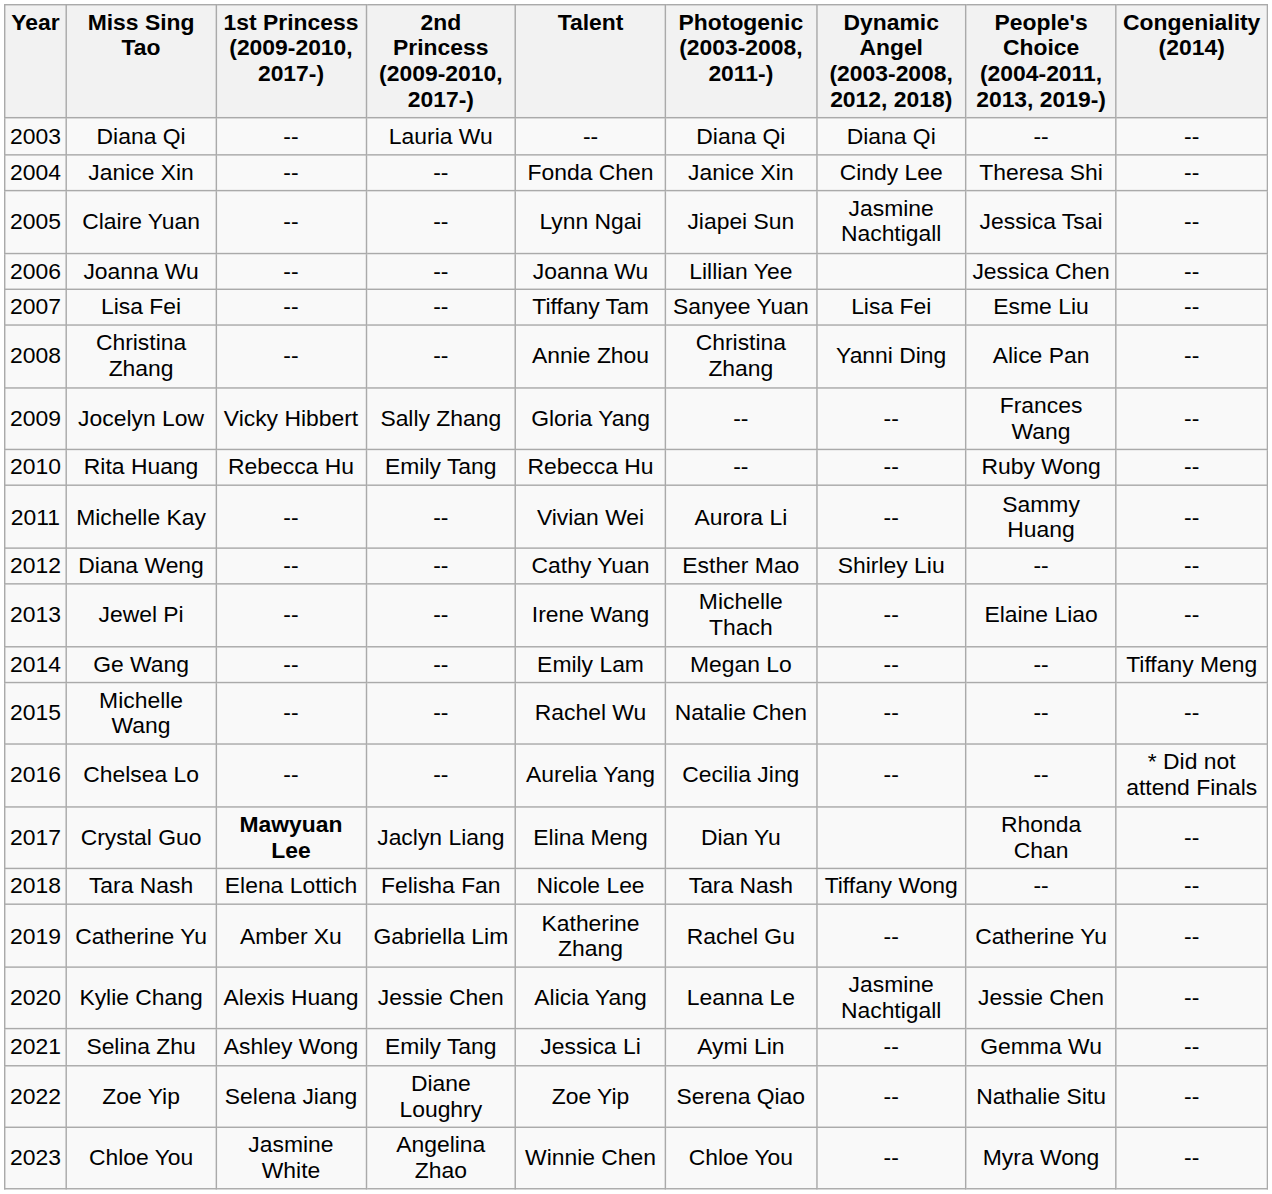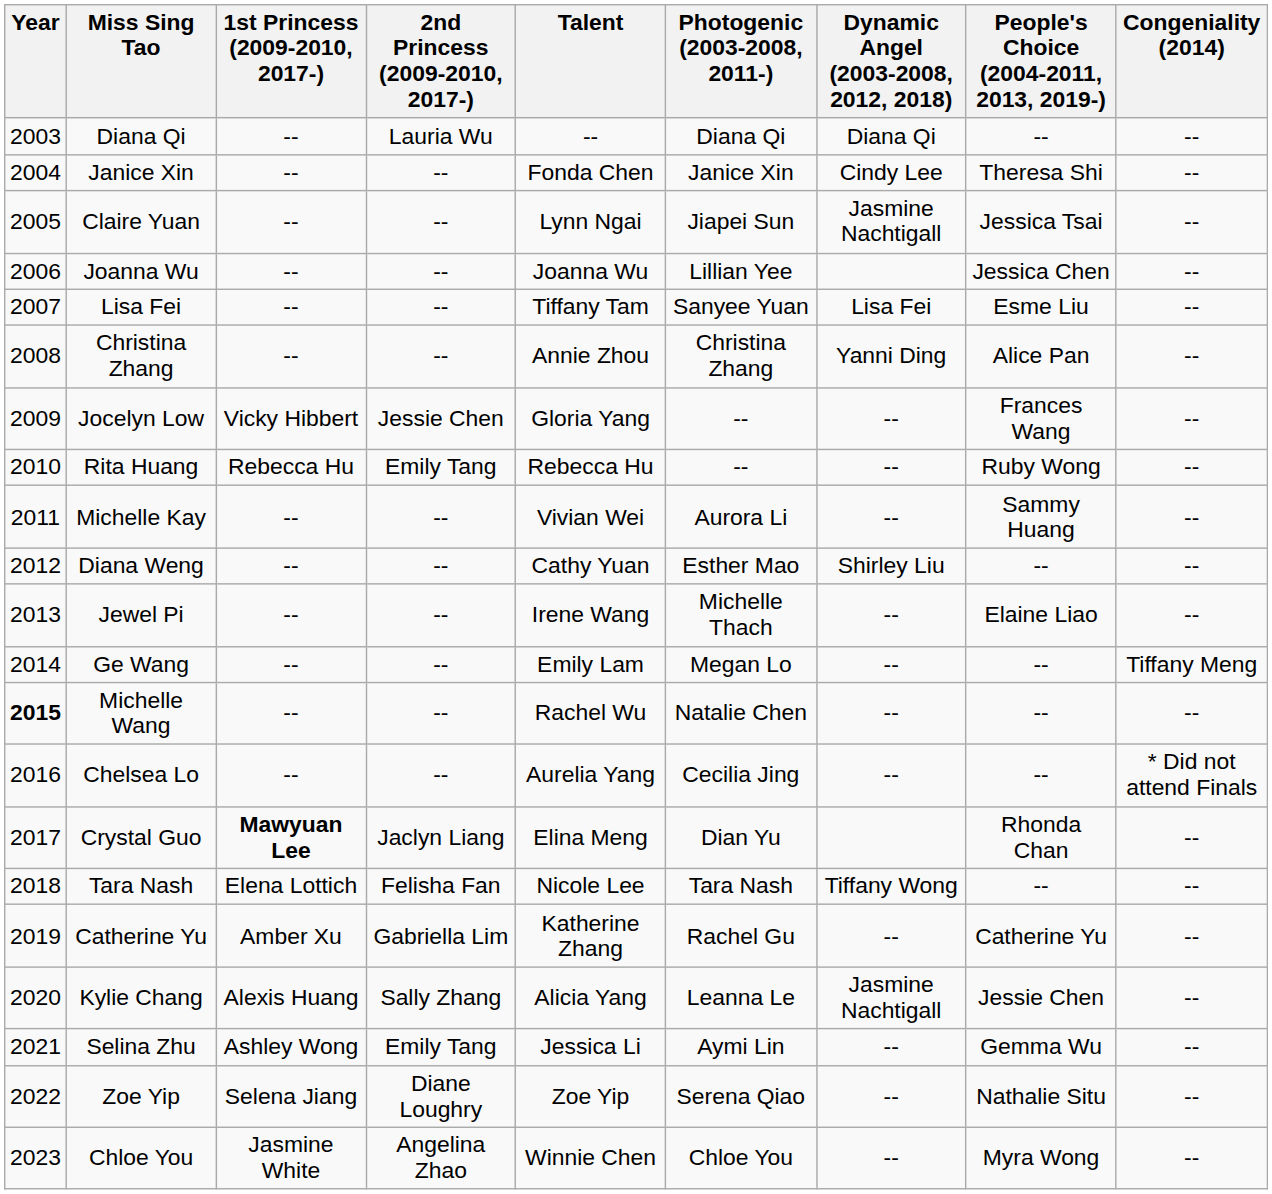(441, 418) Sally Zhang -> (441, 418) Jessie Chen
(35, 713) normal -> (35, 713) bold
(441, 997) Jessie Chen -> (441, 997) Sally Zhang
